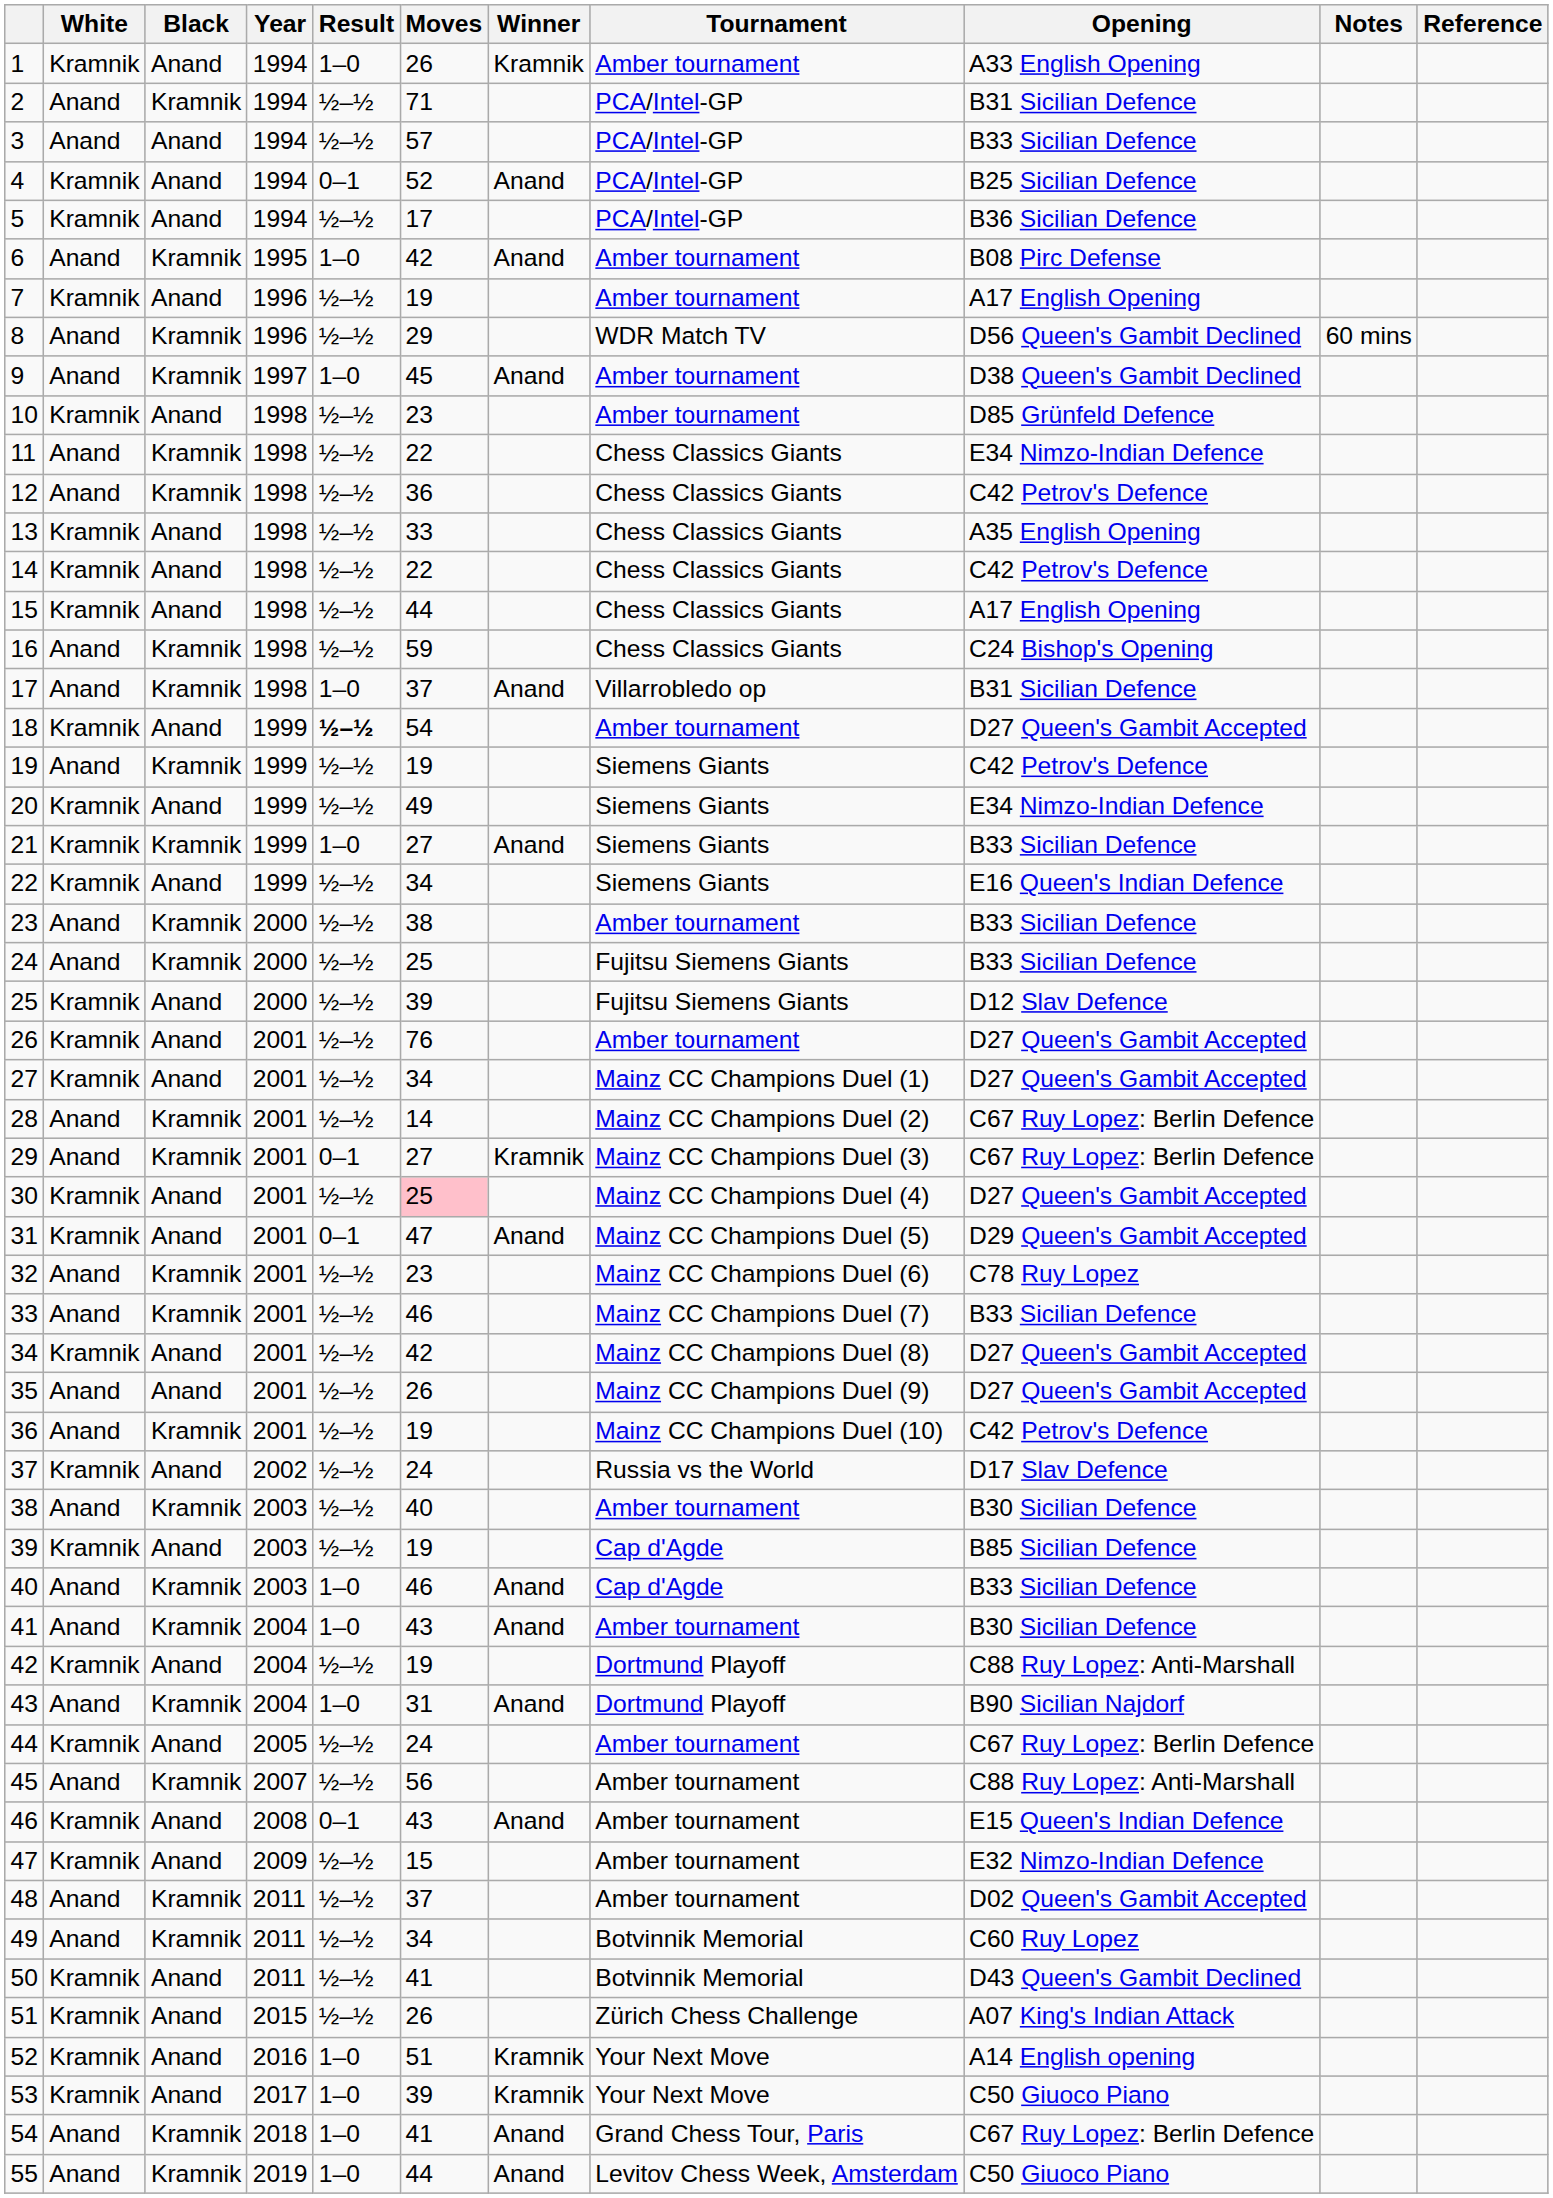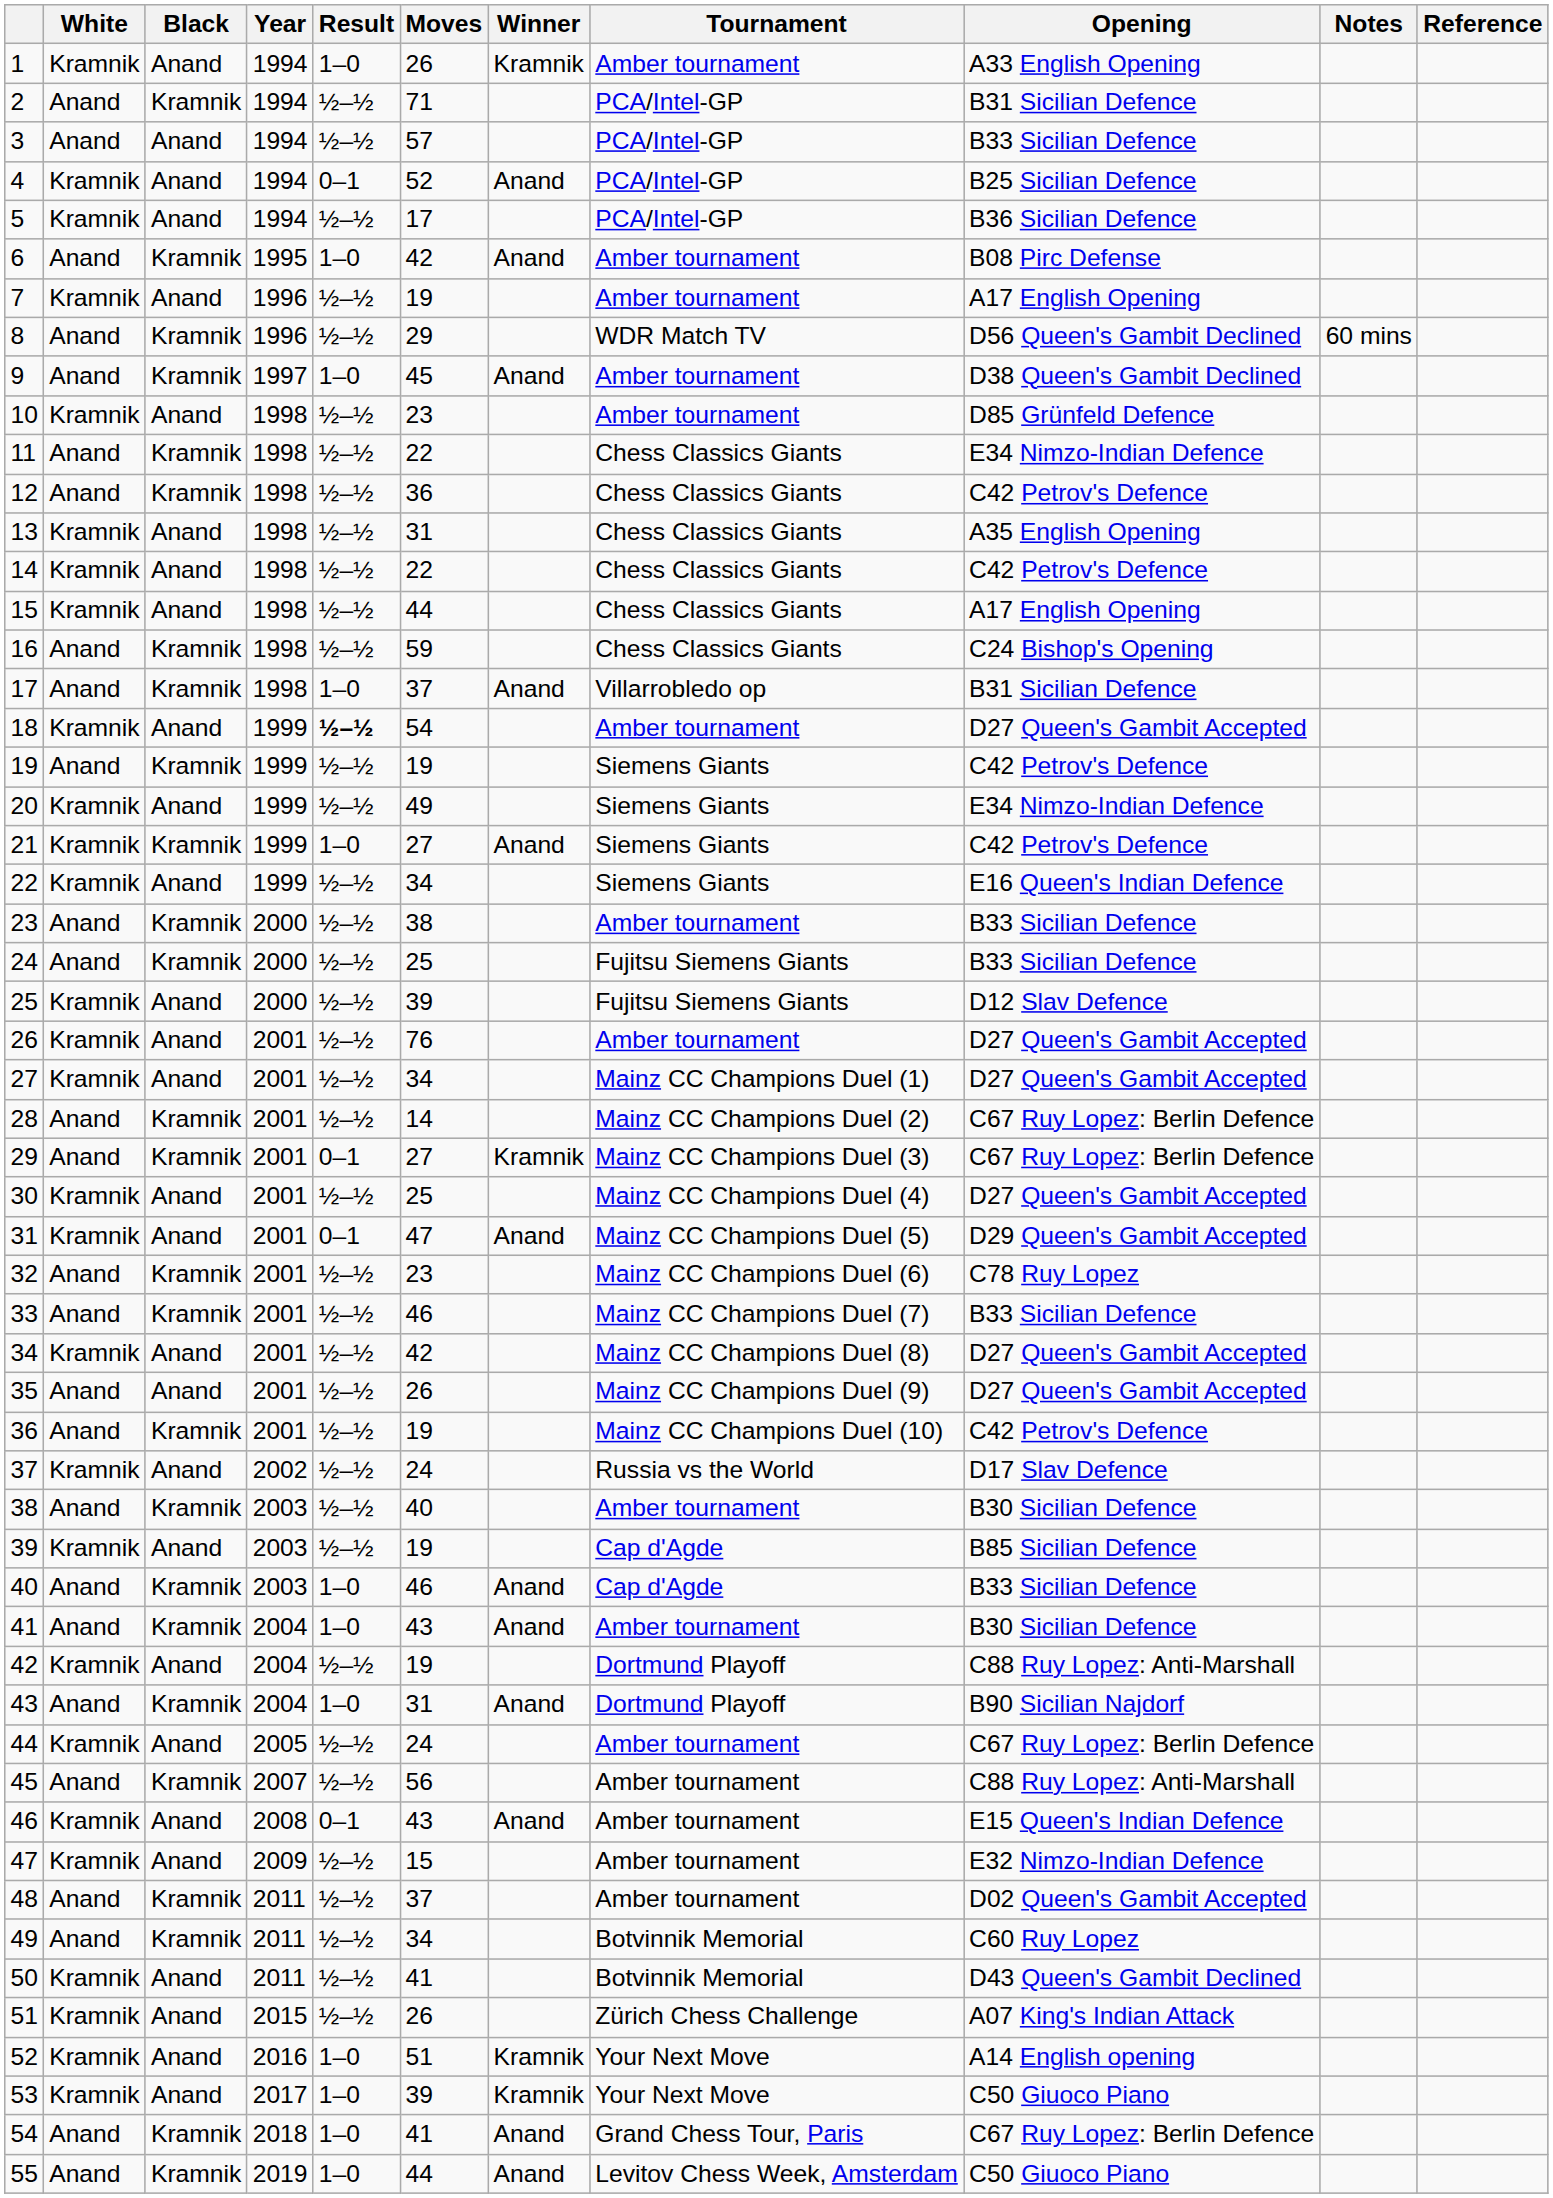(419, 532) 33 -> (419, 532) 31
(1083, 844) B33 Sicilian Defence -> (1089, 844) C42 Petrov's Defence
(419, 1196) pink background -> (419, 1196) no background
